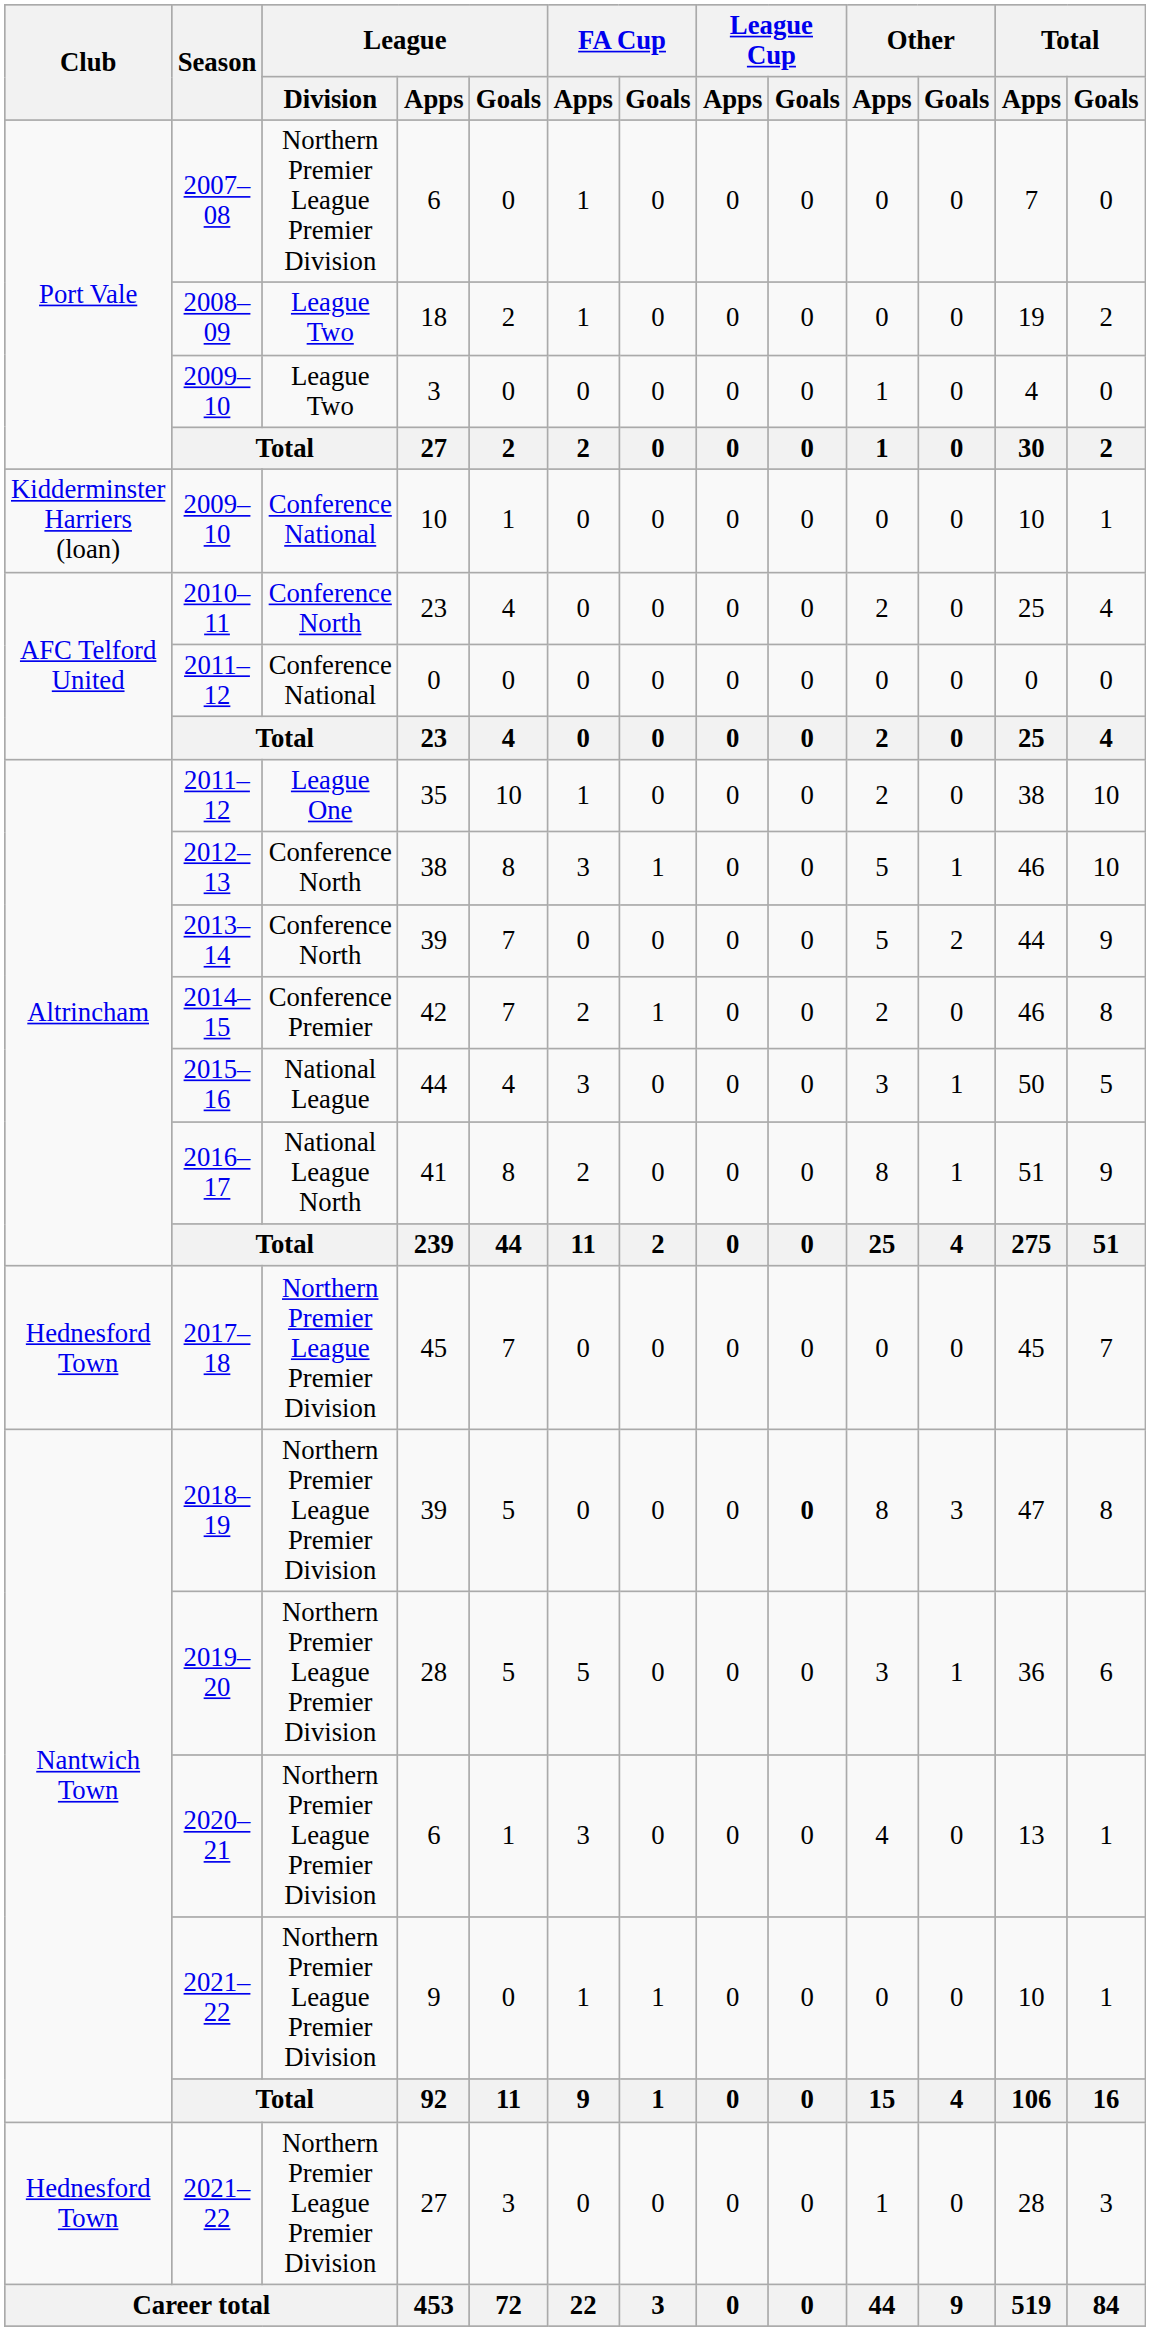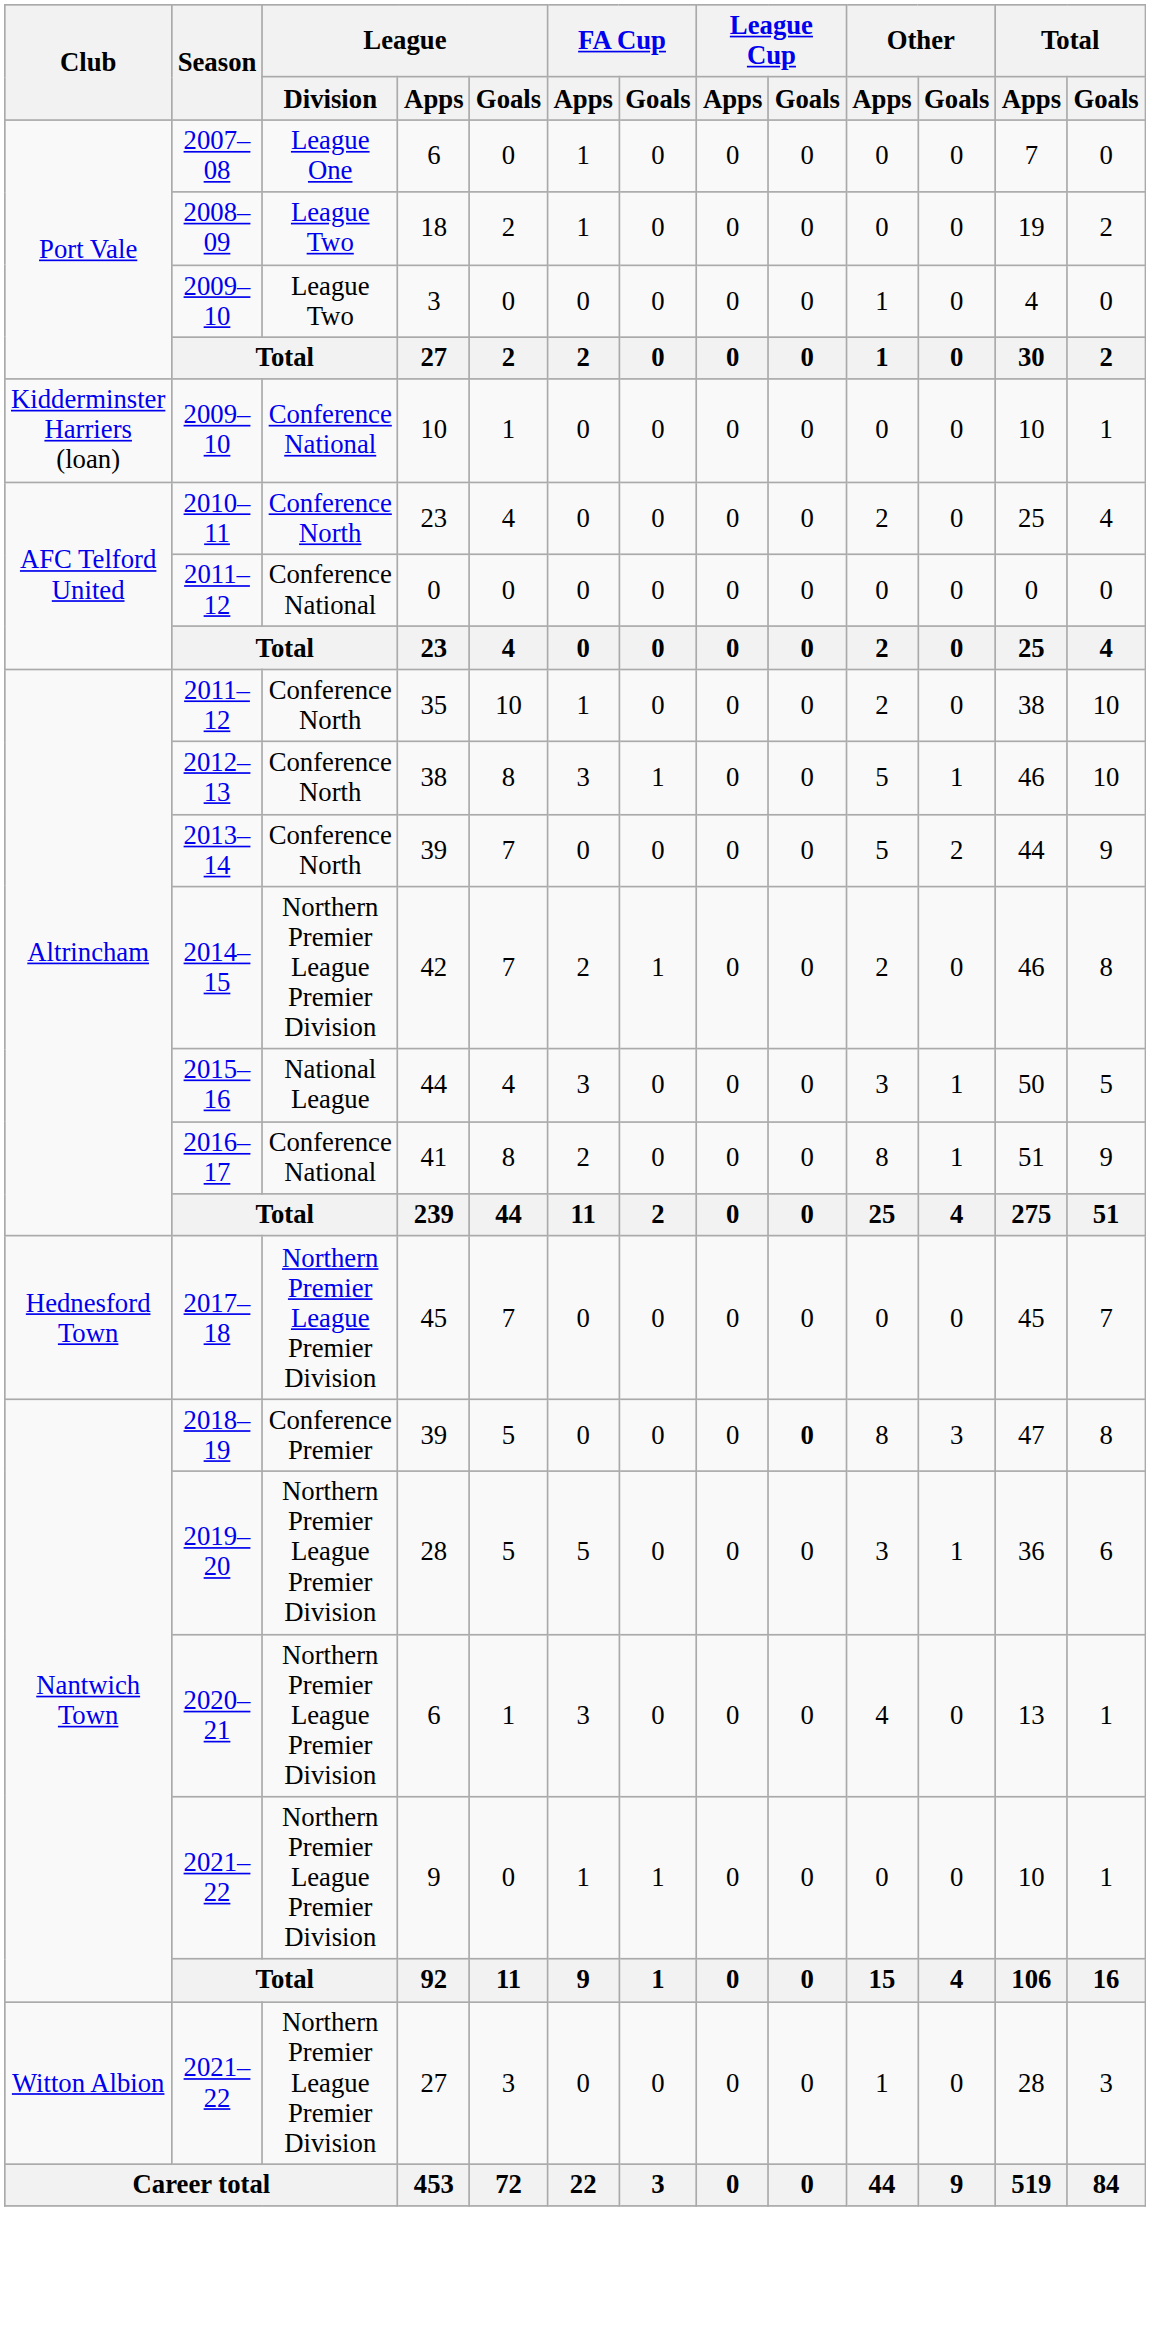(330, 200) Northern Premier League Premier Division -> (330, 155) League One
(330, 795) League One -> (330, 704) Conference North
(330, 1012) Conference Premier -> (330, 967) Northern Premier League Premier Division
(330, 1172) National League North -> (330, 1157) Conference National
(330, 1509) Northern Premier League Premier Division -> (330, 1434) Conference Premier
(88, 2202) Hednesford Town -> (88, 2082) Witton Albion
